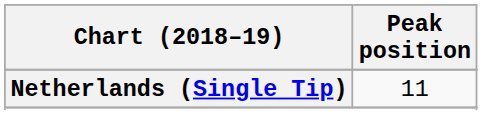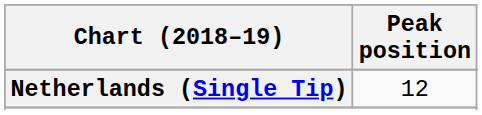(415, 89) 11 -> (415, 89) 12
